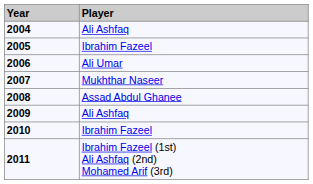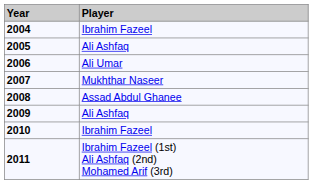(105, 30) Ali Ashfaq -> (117, 30) Ibrahim Fazeel
(117, 46) Ibrahim Fazeel -> (105, 46) Ali Ashfaq
